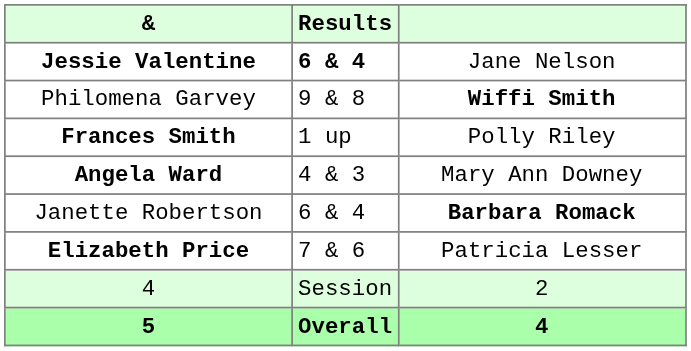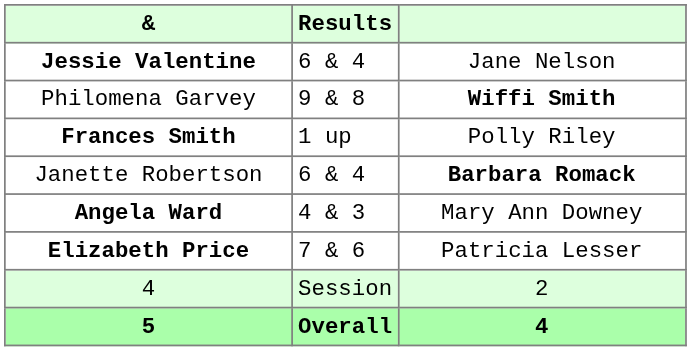(332, 62) bold -> (332, 62) normal
rows swapped: (148, 213) <-> (148, 175)
